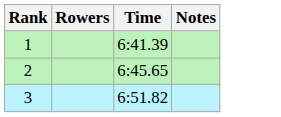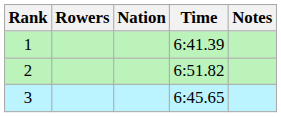+ column: (142, 17)
(143, 71) 6:45.65 -> (199, 71) 6:51.82
(143, 97) 6:51.82 -> (199, 97) 6:45.65
